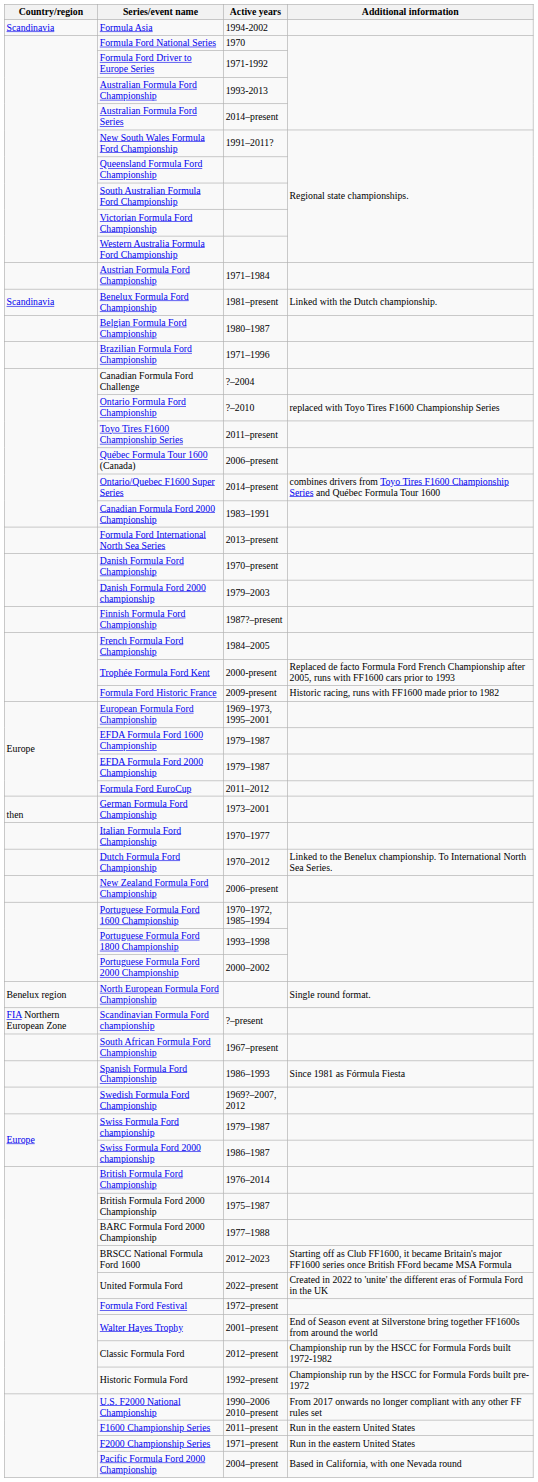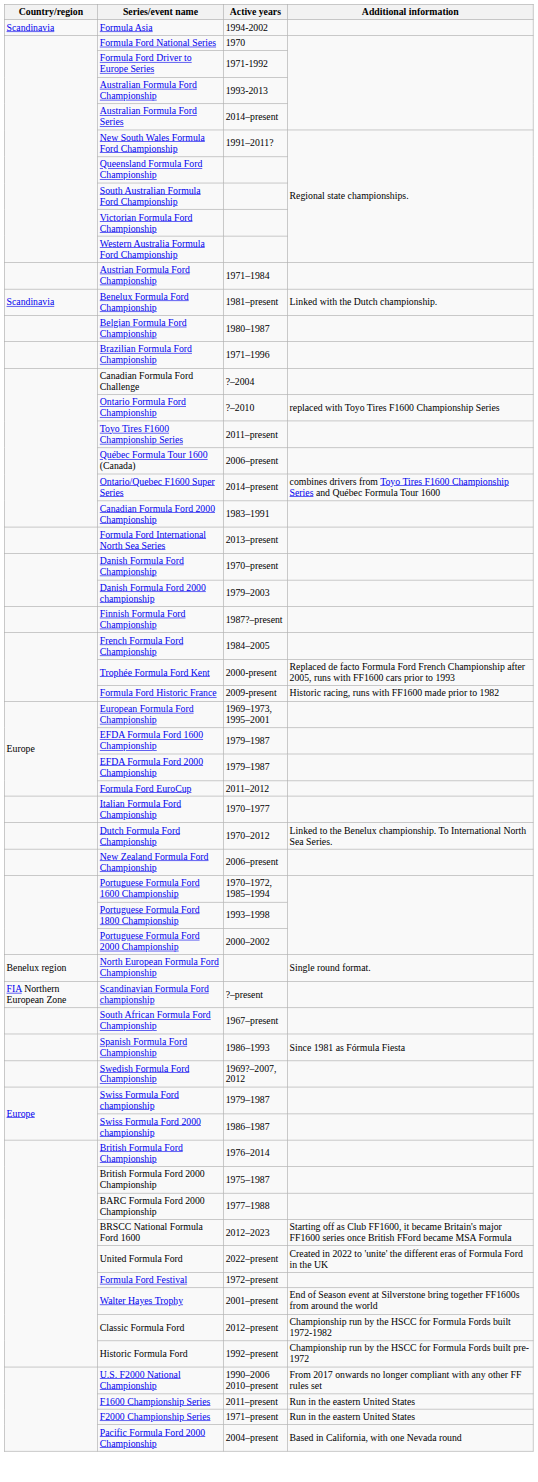- row: (144, 809)
